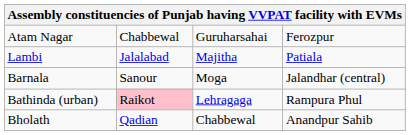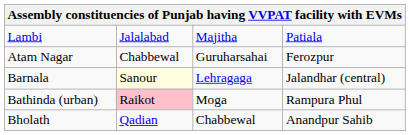rows swapped: (25, 57) <-> (40, 36)
(138, 78) no background -> (138, 78) lightyellow background
(211, 78) Moga -> (224, 78) Lehragaga
(224, 99) Lehragaga -> (211, 99) Moga
